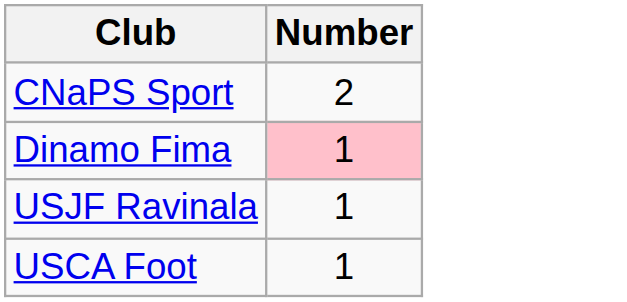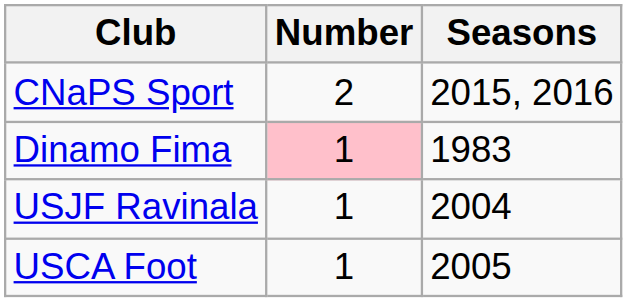+ column: (522, 33)
